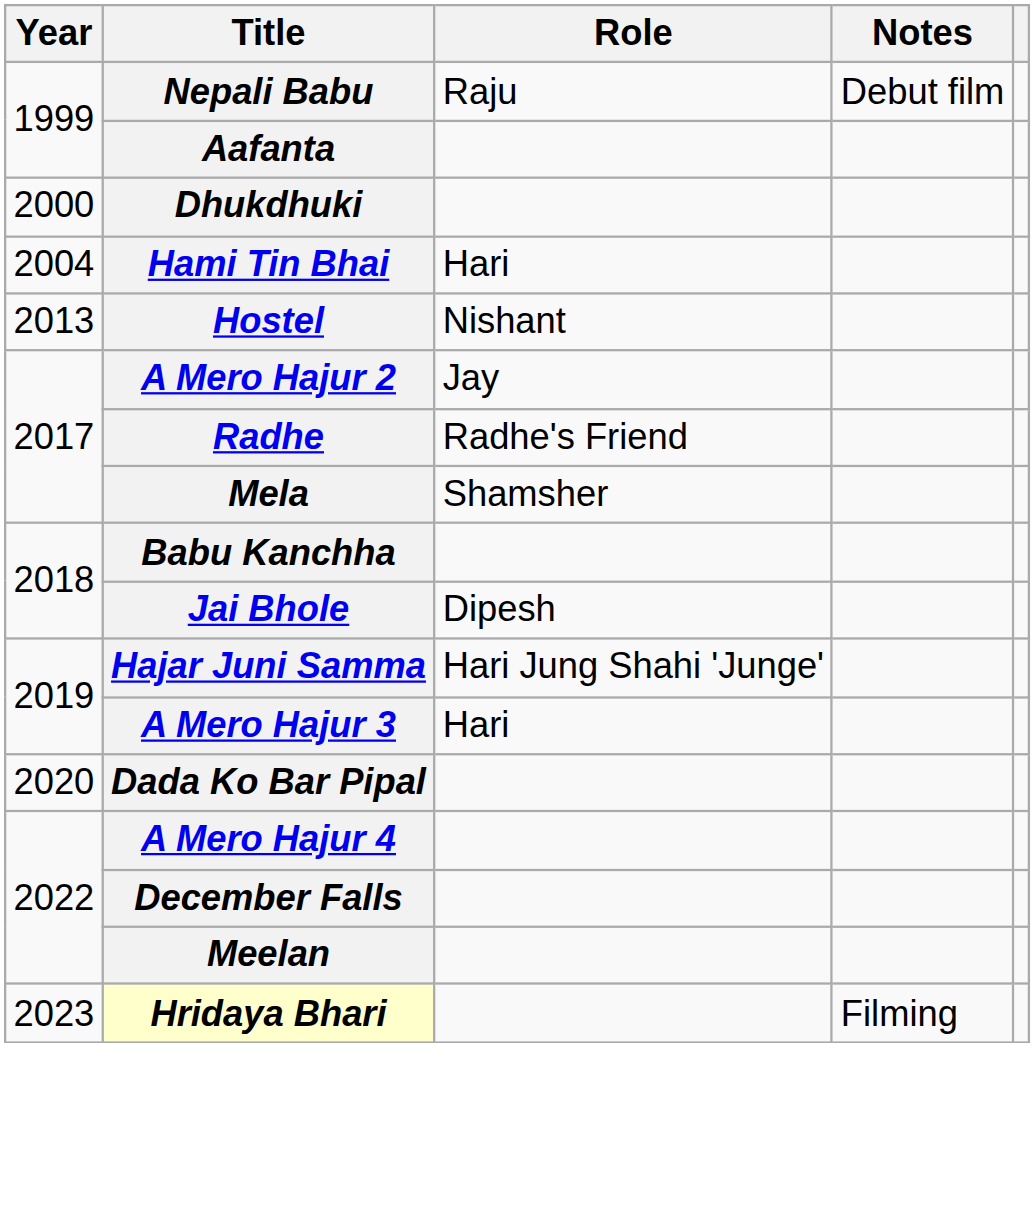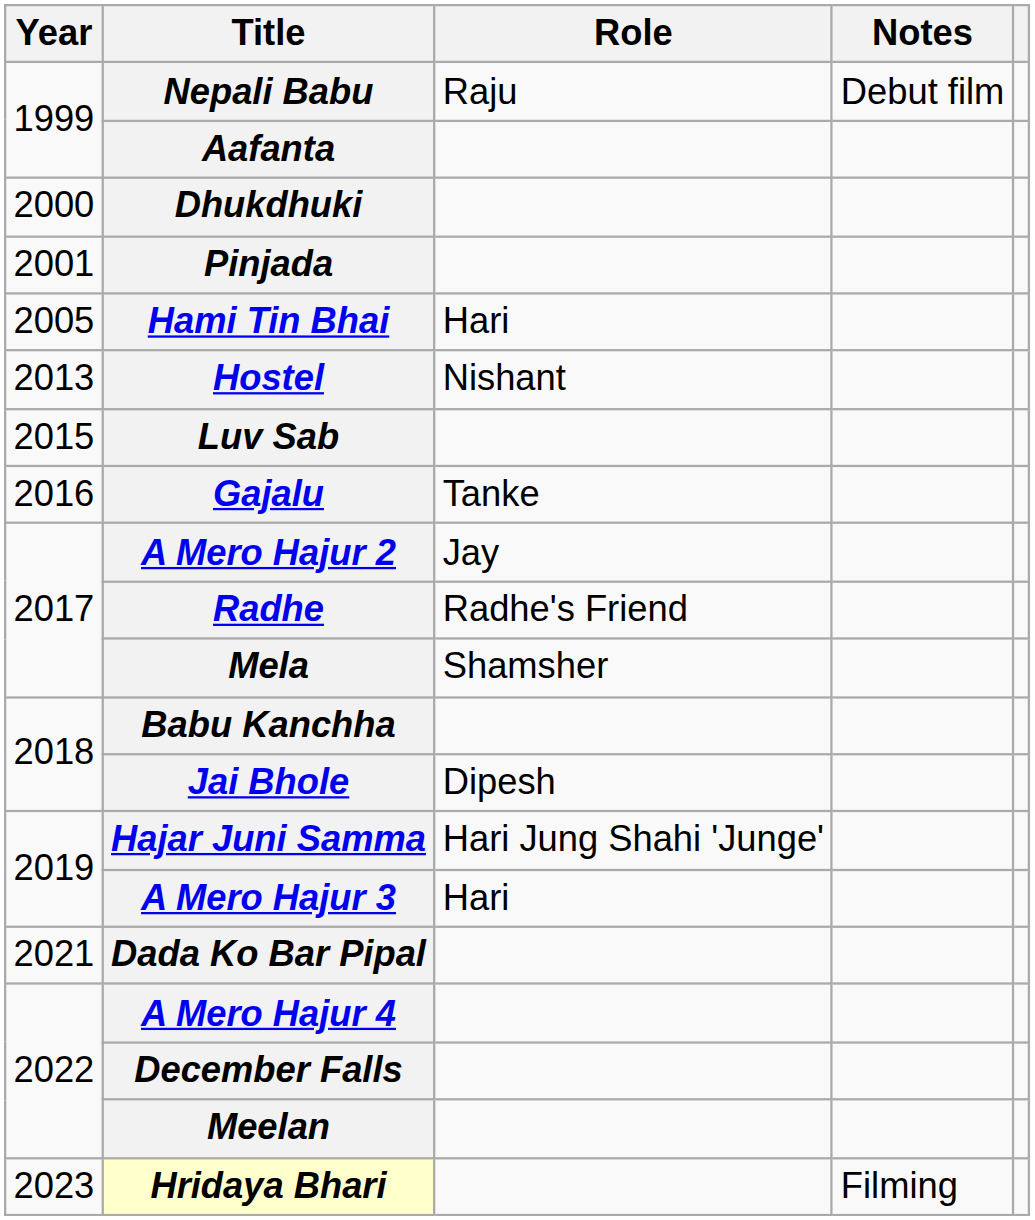+ row: (268, 263)
(54, 263) 2004 -> (54, 321) 2005
+ row: (269, 436)
+ row: (268, 494)
(54, 782) 2020 -> (54, 954) 2021
